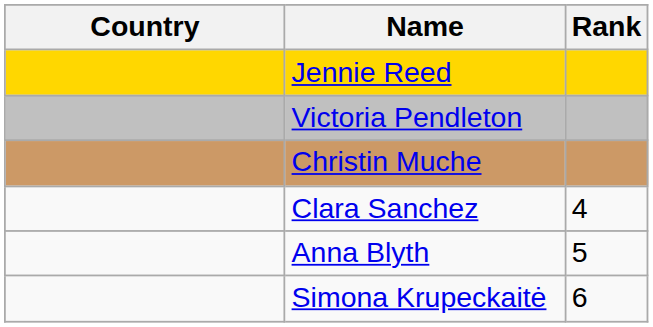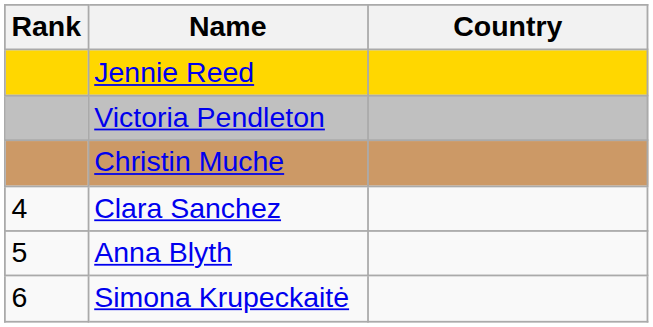columns swapped: (607, 27) <-> (145, 27)
